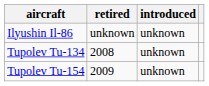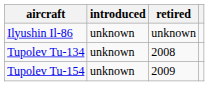columns swapped: (168, 14) <-> (112, 14)
